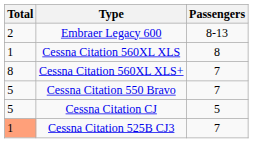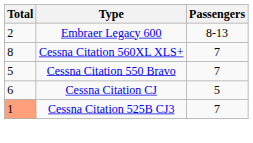- row: (111, 52)
(10, 109) 5 -> (10, 90) 6
